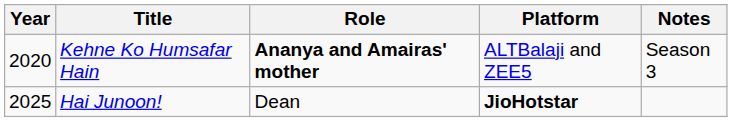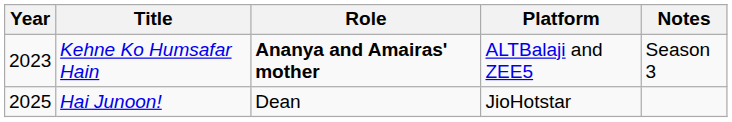(30, 60) 2020 -> (30, 60) 2023
(531, 101) bold -> (528, 101) normal
